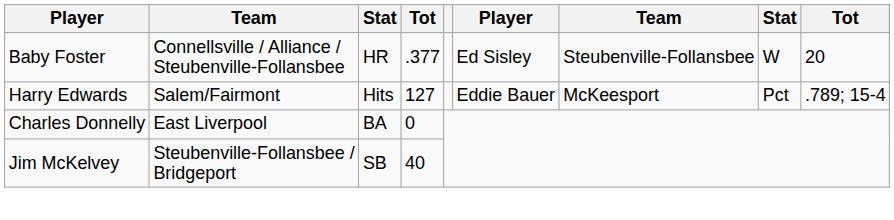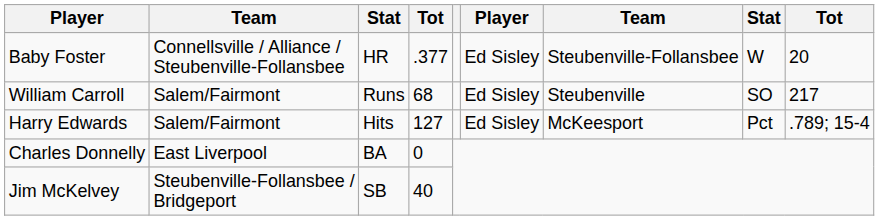+ row: (66, 95)
(506, 95) Eddie Bauer -> (502, 124) Ed Sisley
